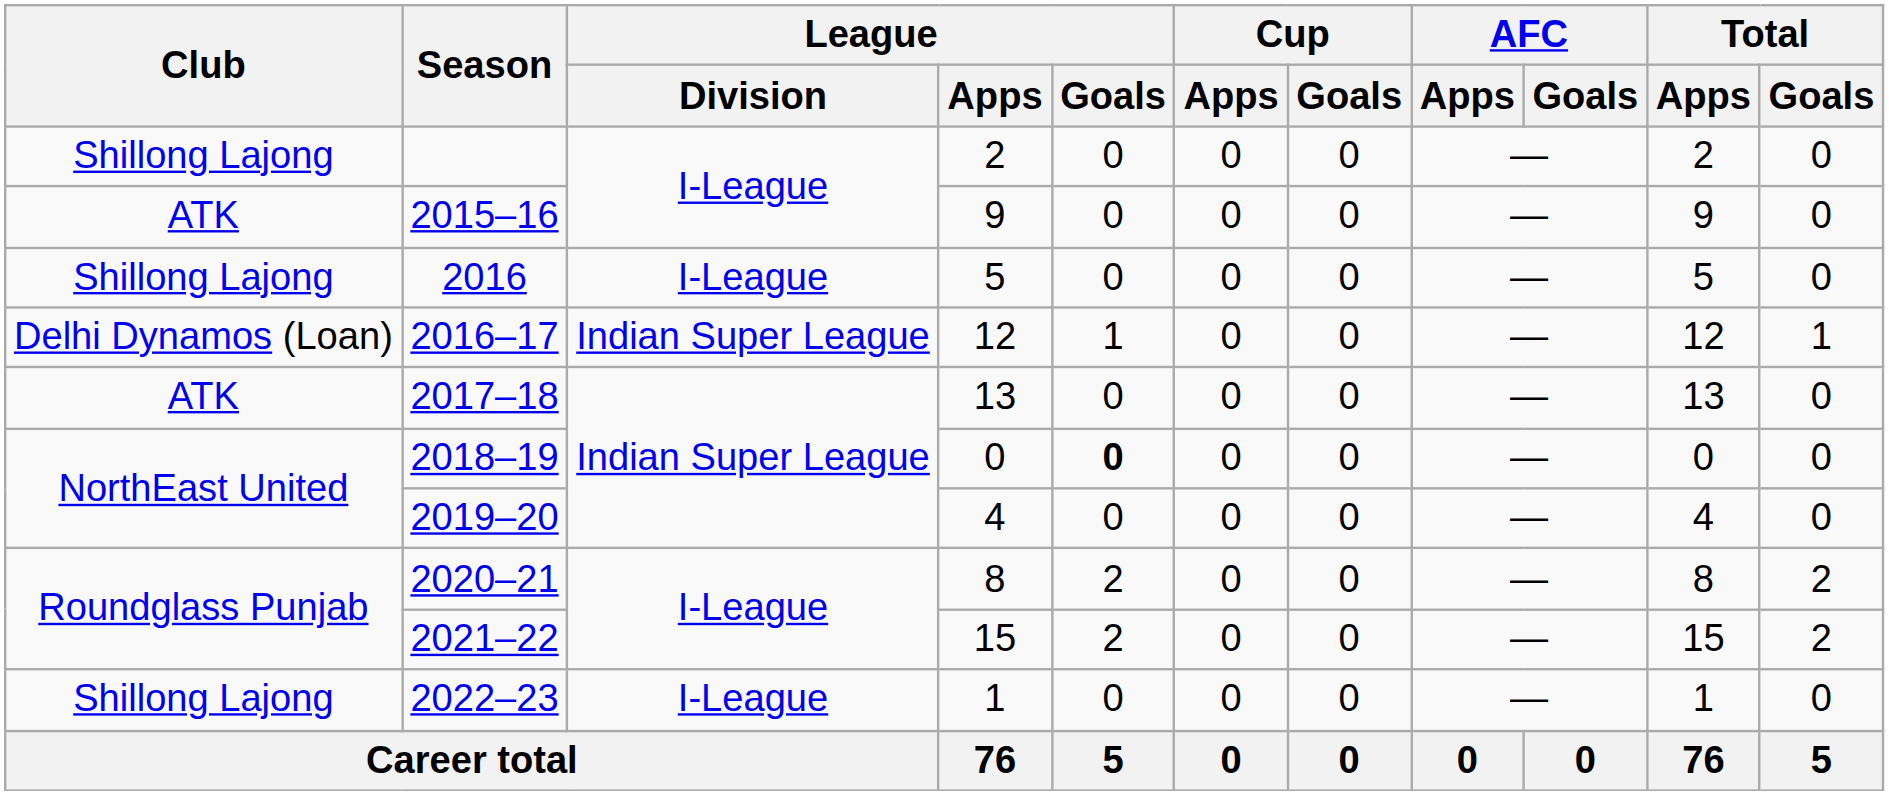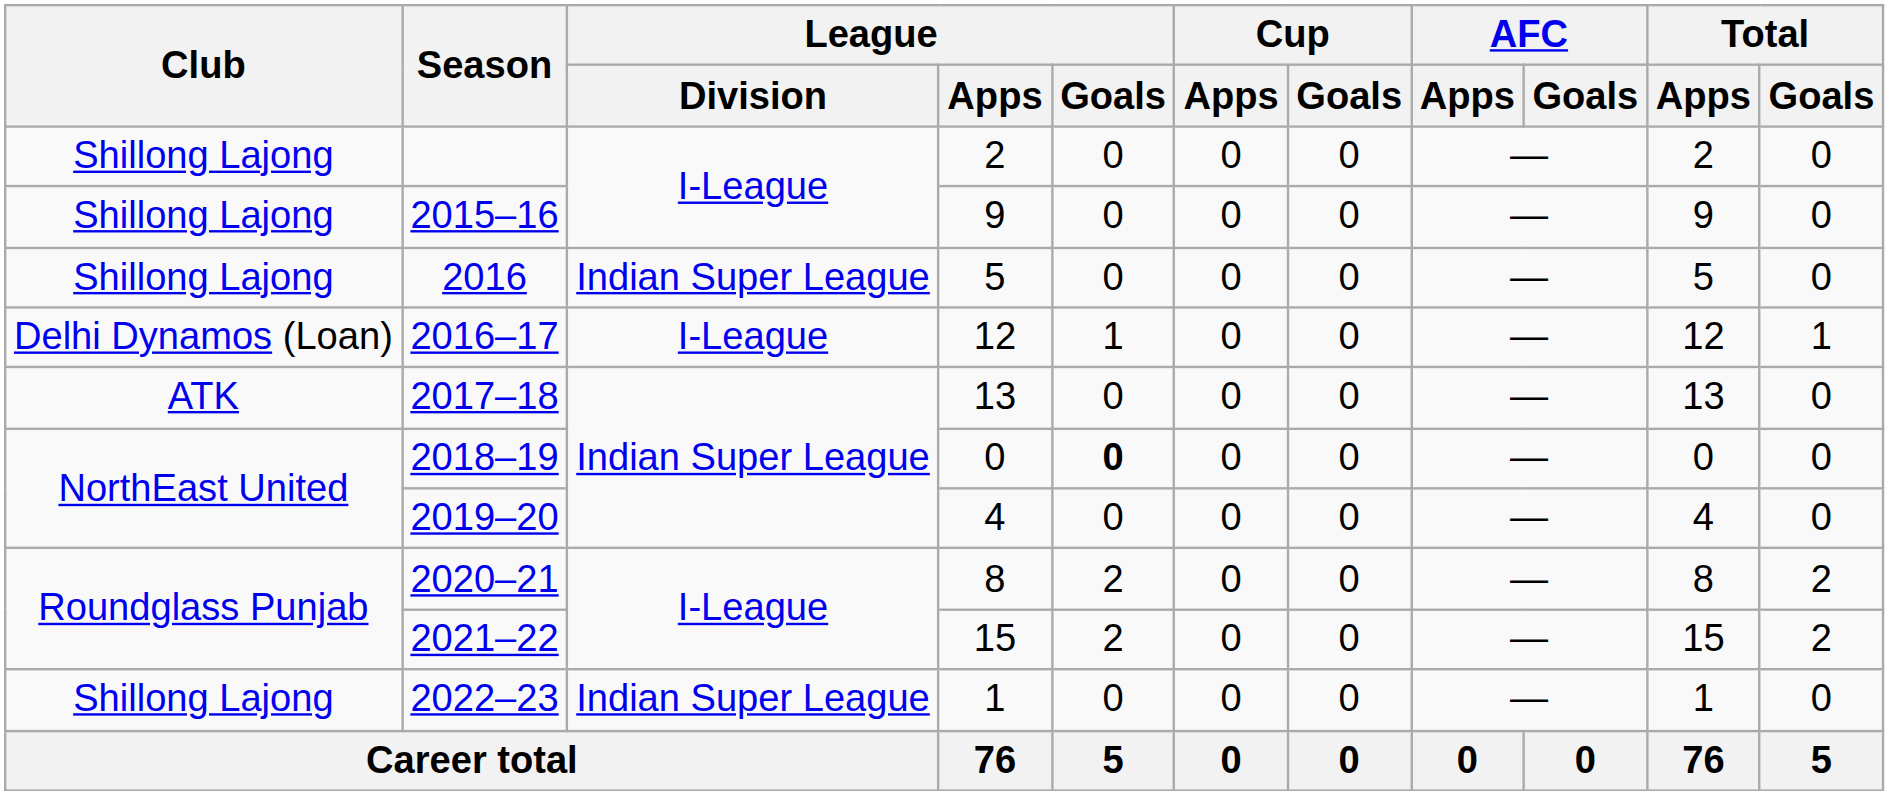(203, 215) ATK -> (203, 215) Shillong Lajong
(753, 276) I-League -> (753, 276) Indian Super League
(753, 336) Indian Super League -> (753, 336) I-League
(753, 699) I-League -> (753, 699) Indian Super League
